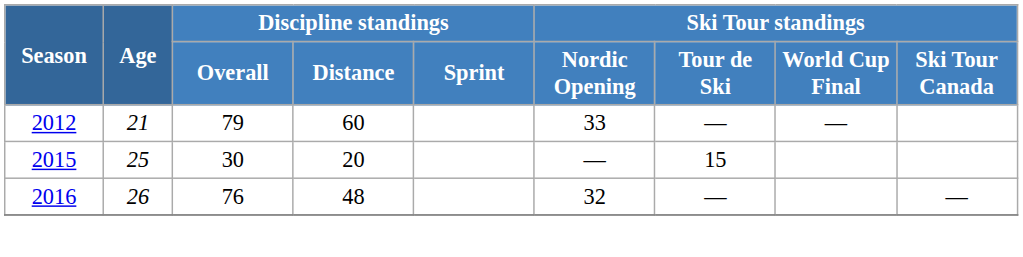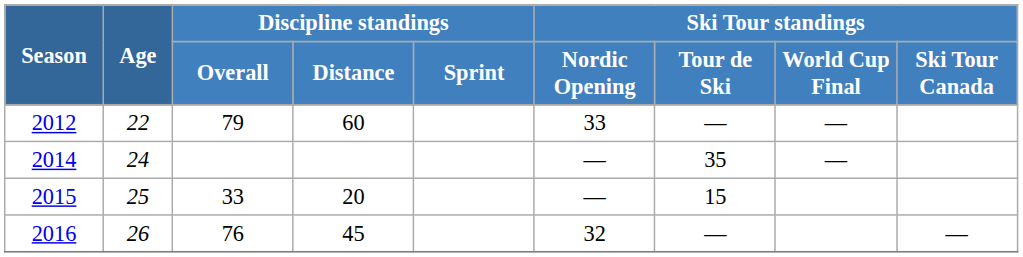(138, 123) 21 -> (138, 123) 22
+ row: (54, 160)
(233, 160) 30 -> (233, 196) 33
(353, 196) 48 -> (353, 233) 45
